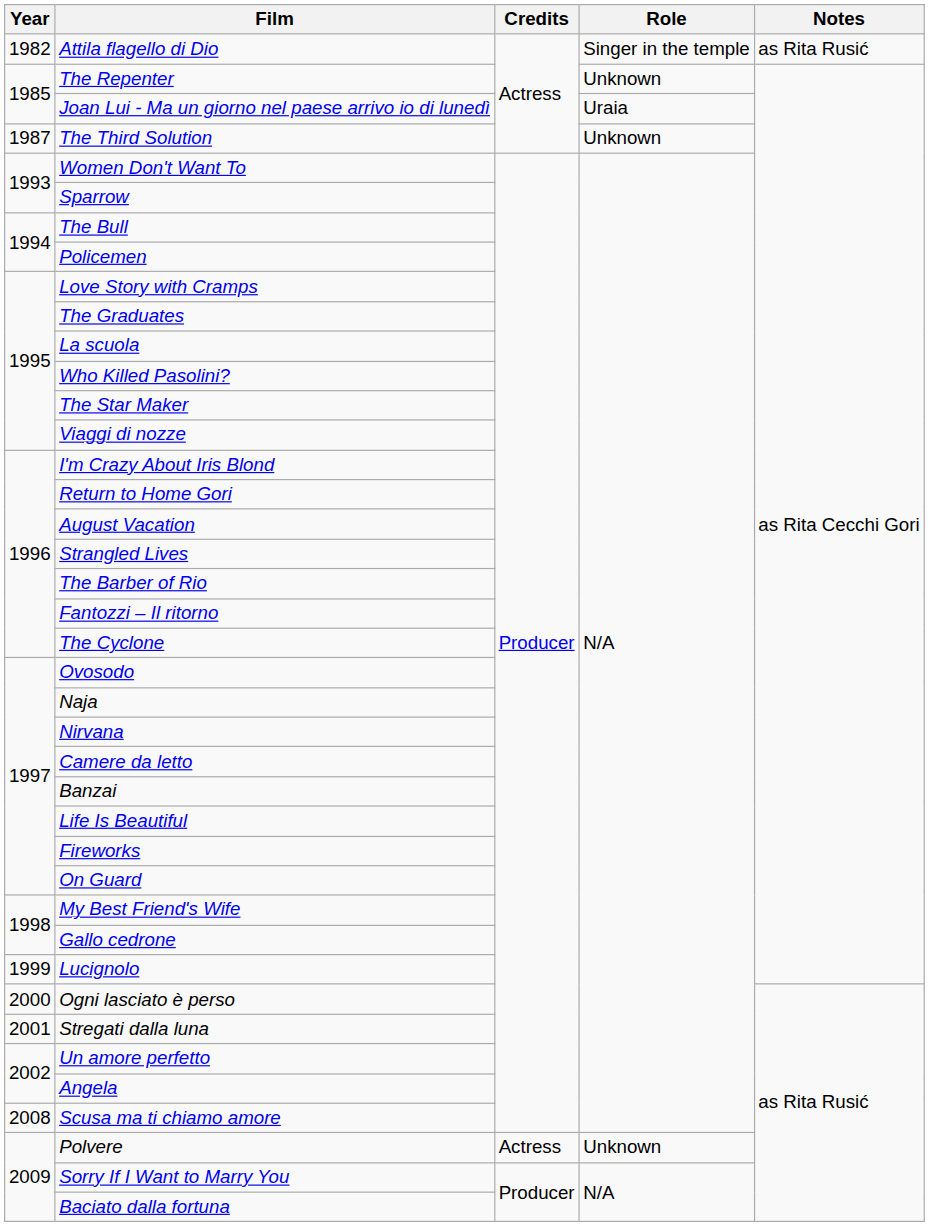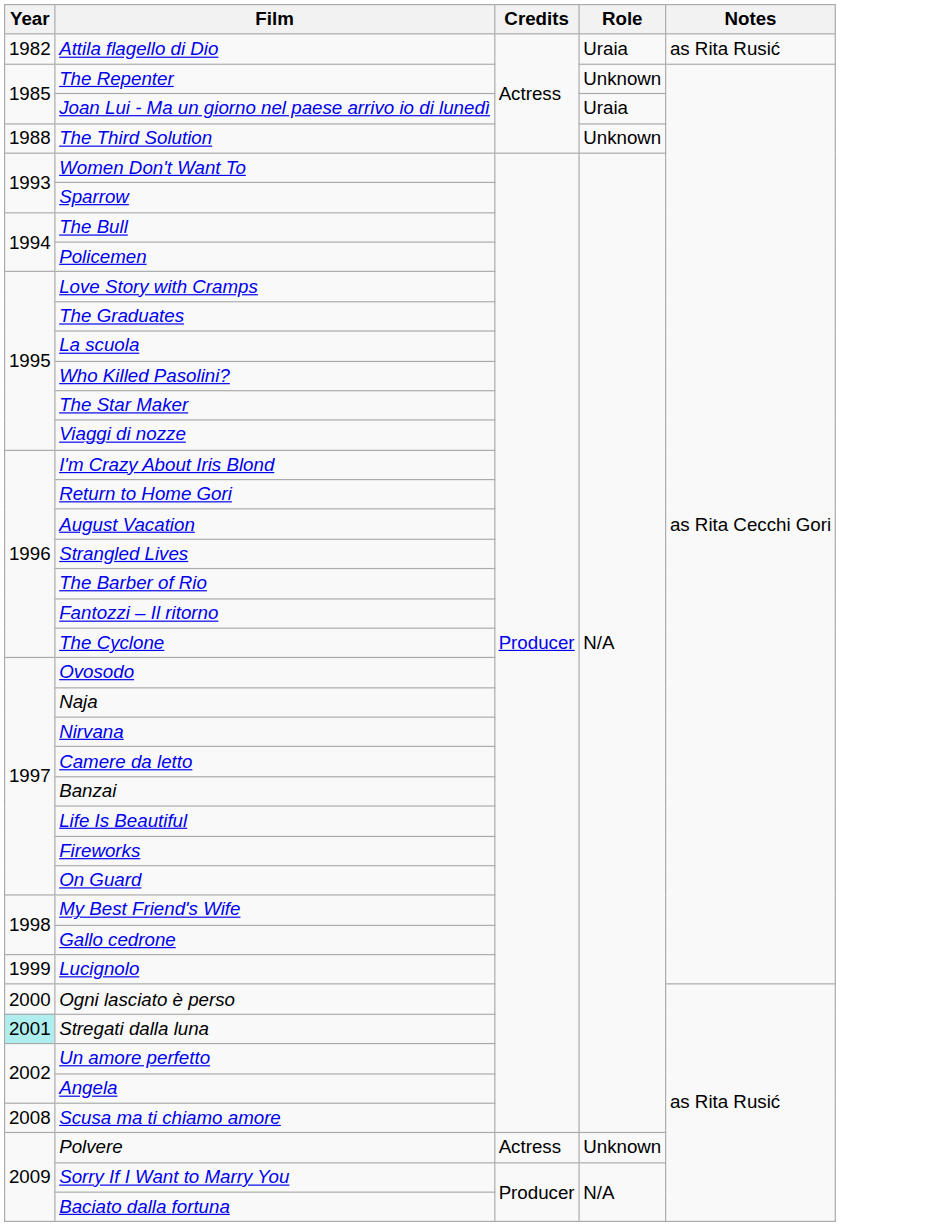(666, 49) Singer in the temple -> (606, 49) Uraia
(30, 138) 1987 -> (30, 138) 1988
(30, 1028) no background -> (30, 1028) paleturquoise background
